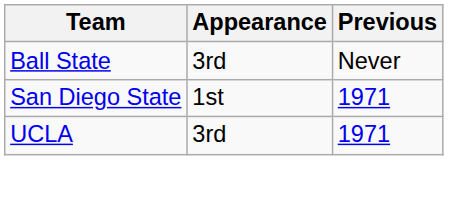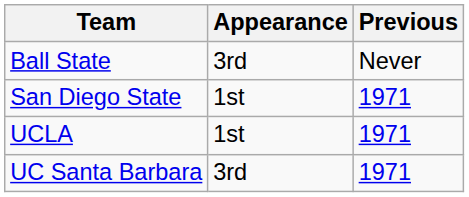(209, 135) 3rd -> (229, 135) 1st
+ row: (106, 172)
